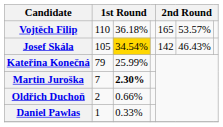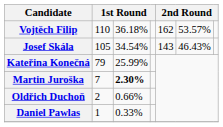(166, 29) 165 -> (166, 29) 162
(132, 46) gold background -> (132, 46) no background
(166, 46) 142 -> (166, 46) 143
